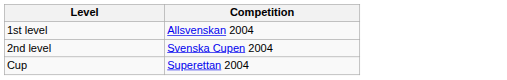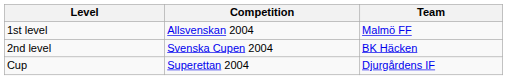+ column: (431, 13)
